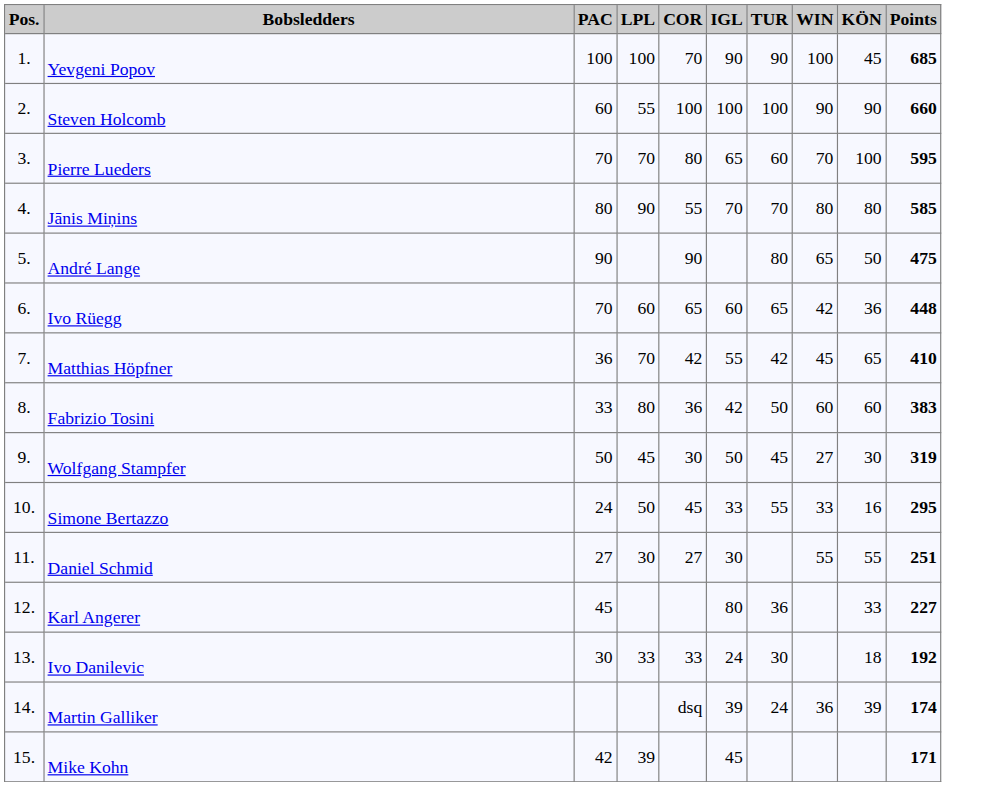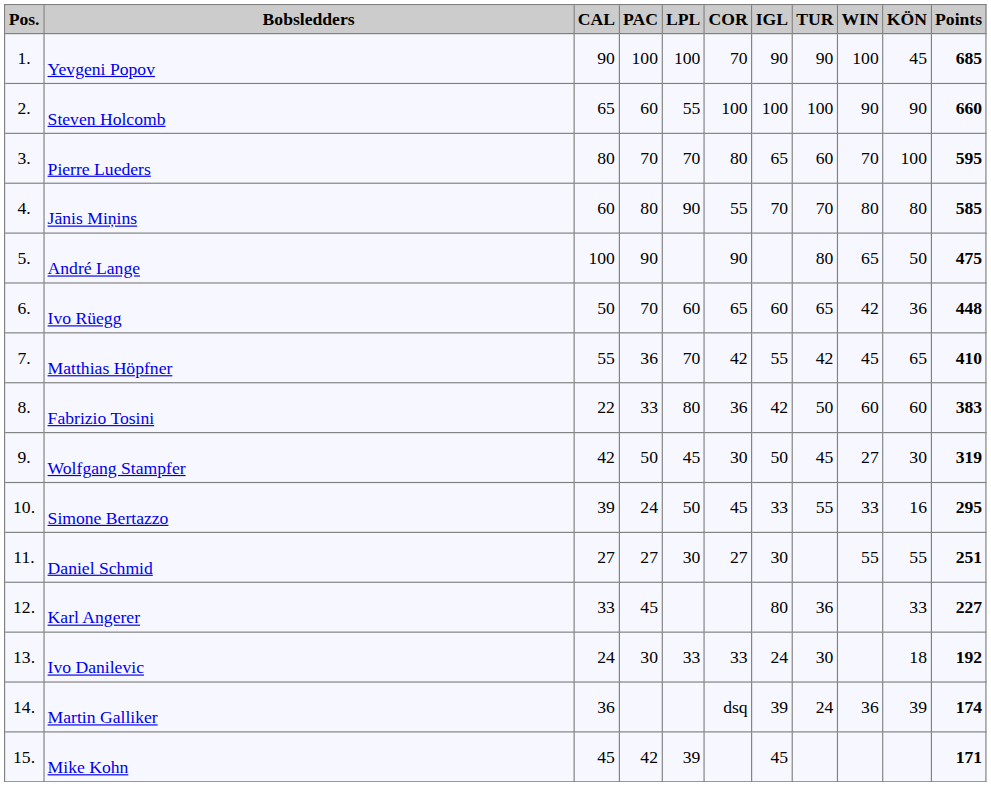+ column: (596, 18)
